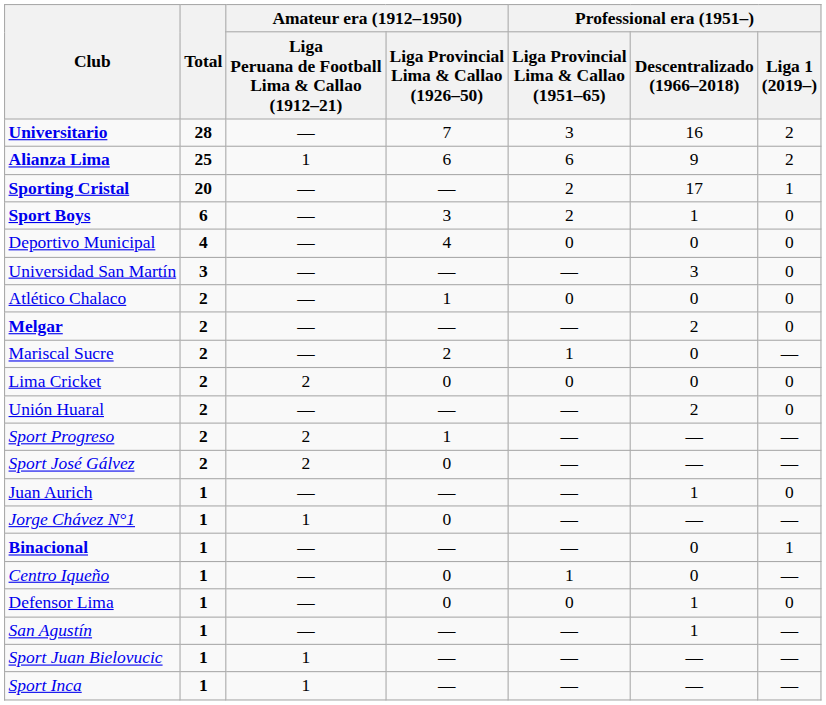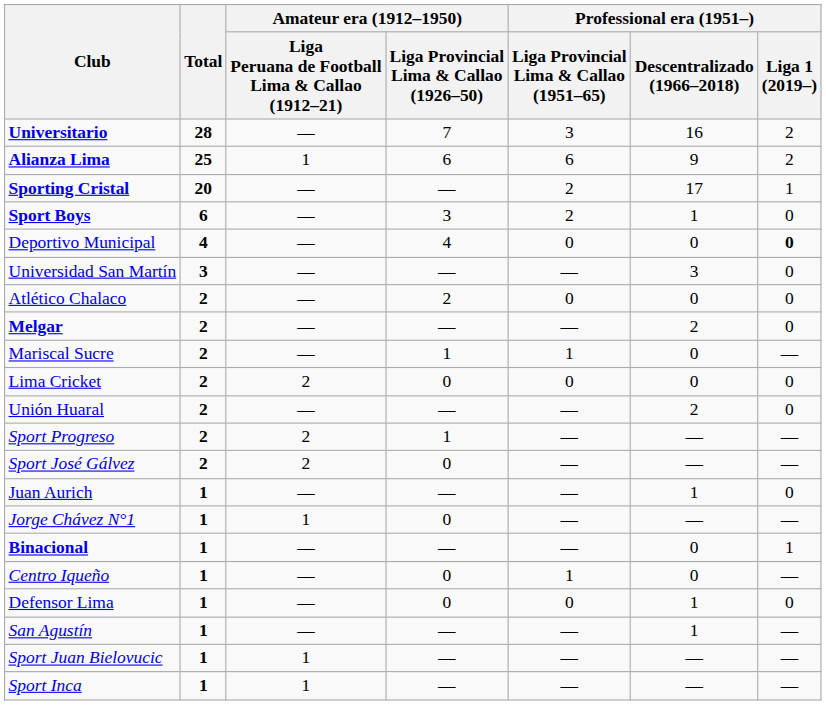(789, 243) normal -> (789, 243) bold
(447, 298) 1 -> (447, 298) 2
(447, 353) 2 -> (447, 353) 1
